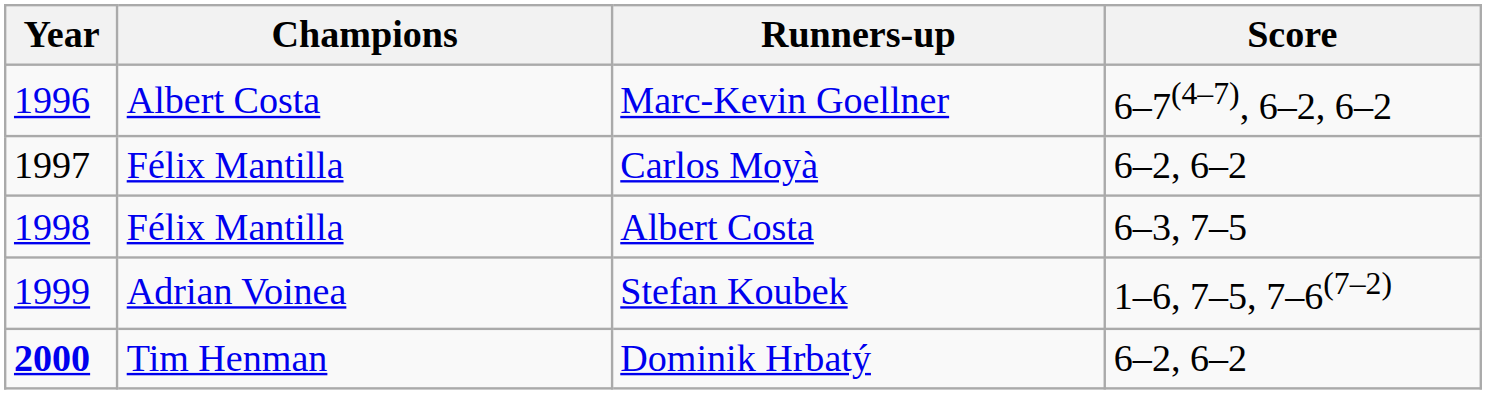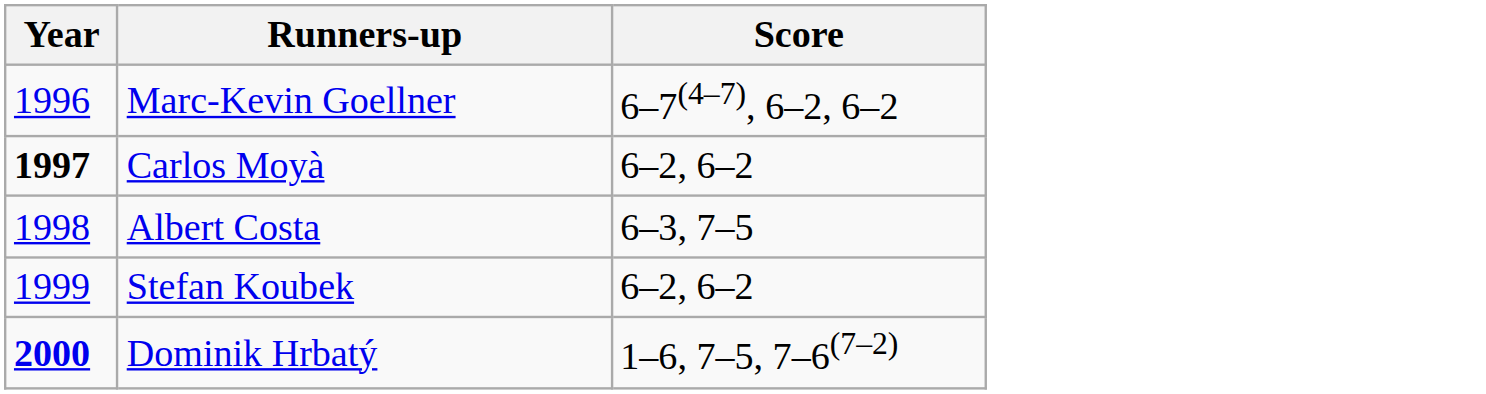- column: (365, 34)
(52, 165) normal -> (52, 165) bold
(1253, 291) 1–6, 7–5, 7–6(7–2) -> (687, 286) 6–2, 6–2
(1180, 357) 6–2, 6–2 -> (759, 352) 1–6, 7–5, 7–6(7–2)
